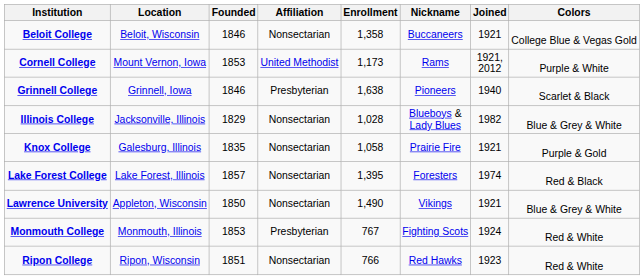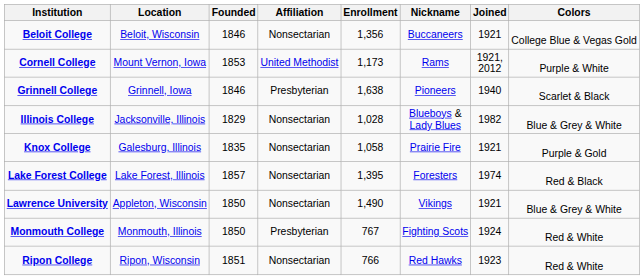(370, 35) 1,358 -> (370, 35) 1,356
(234, 232) 1853 -> (234, 232) 1850
